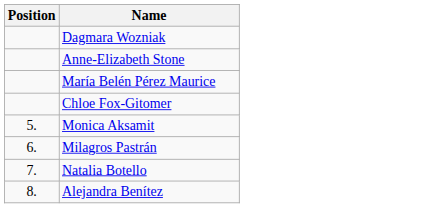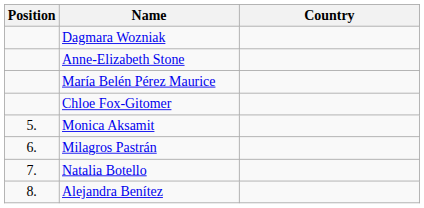+ column: (329, 15)
